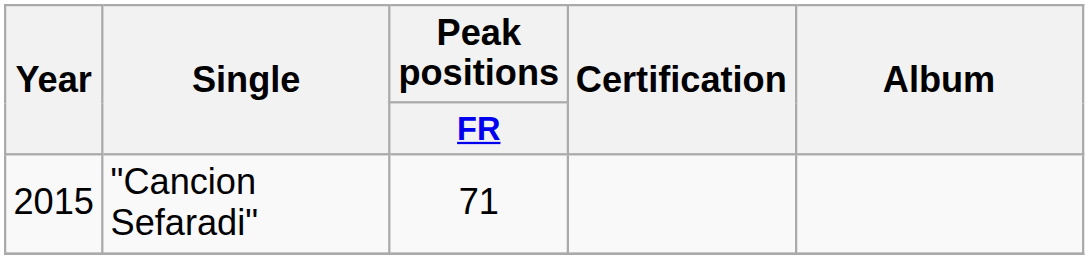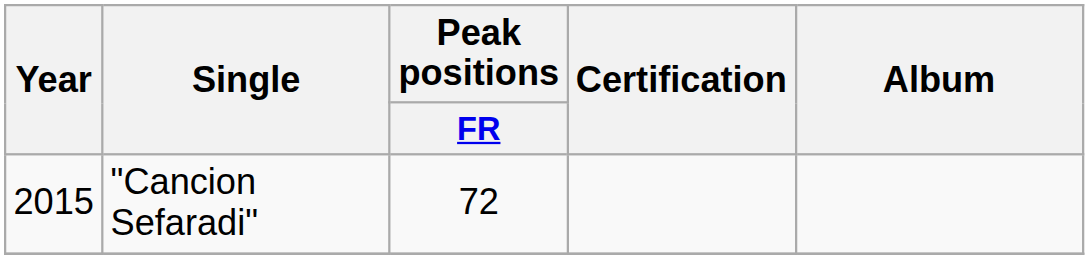(479, 202) 71 -> (479, 202) 72
